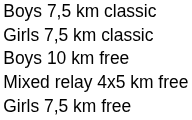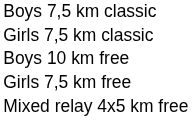rows swapped: (67, 106) <-> (96, 82)
